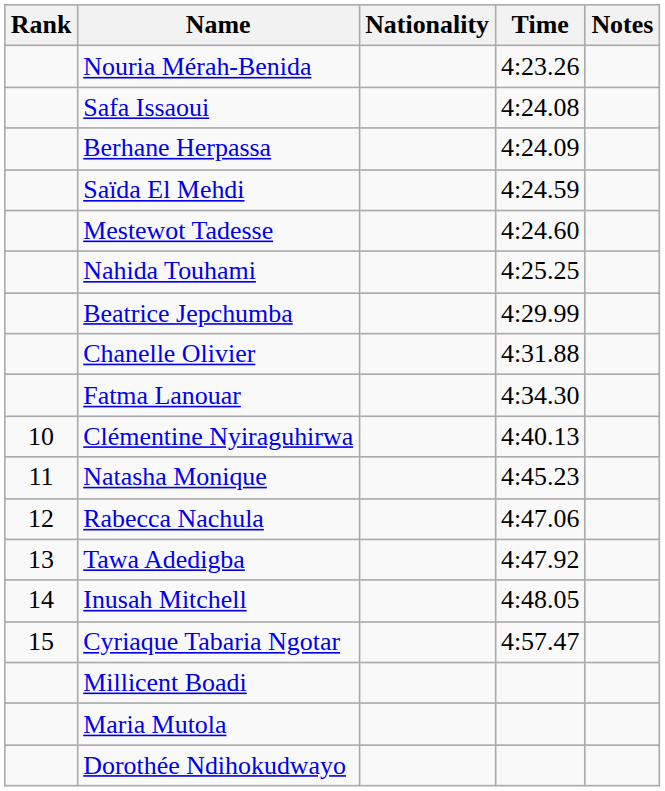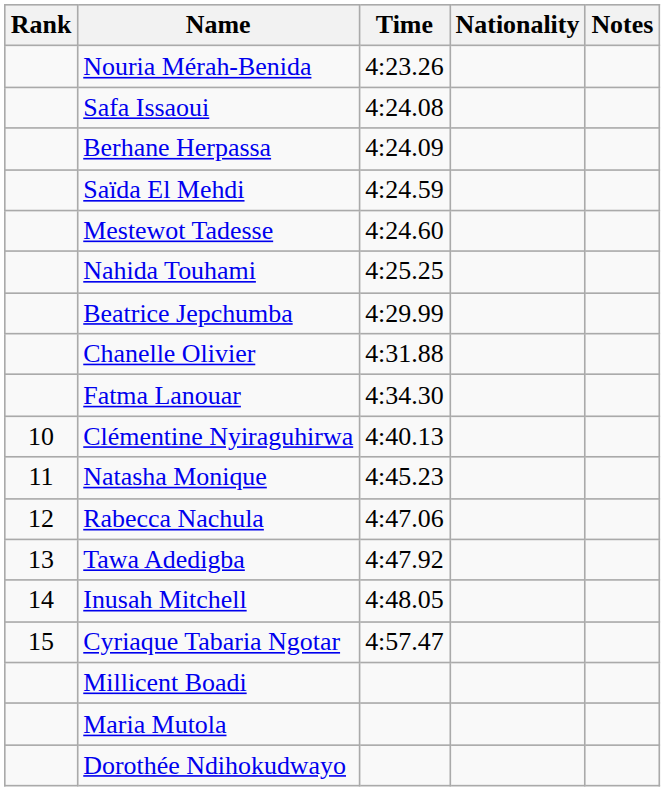columns swapped: (427, 25) <-> (540, 25)
